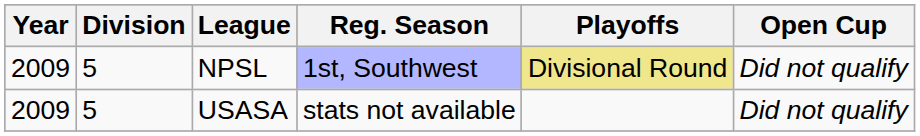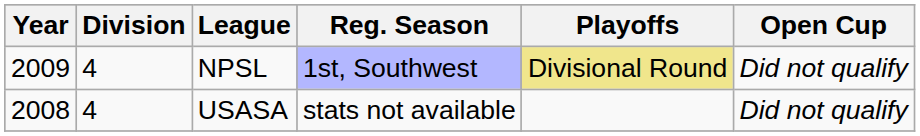(90, 67) 5 -> (90, 67) 4
(40, 109) 2009 -> (40, 109) 2008
(90, 109) 5 -> (90, 109) 4
